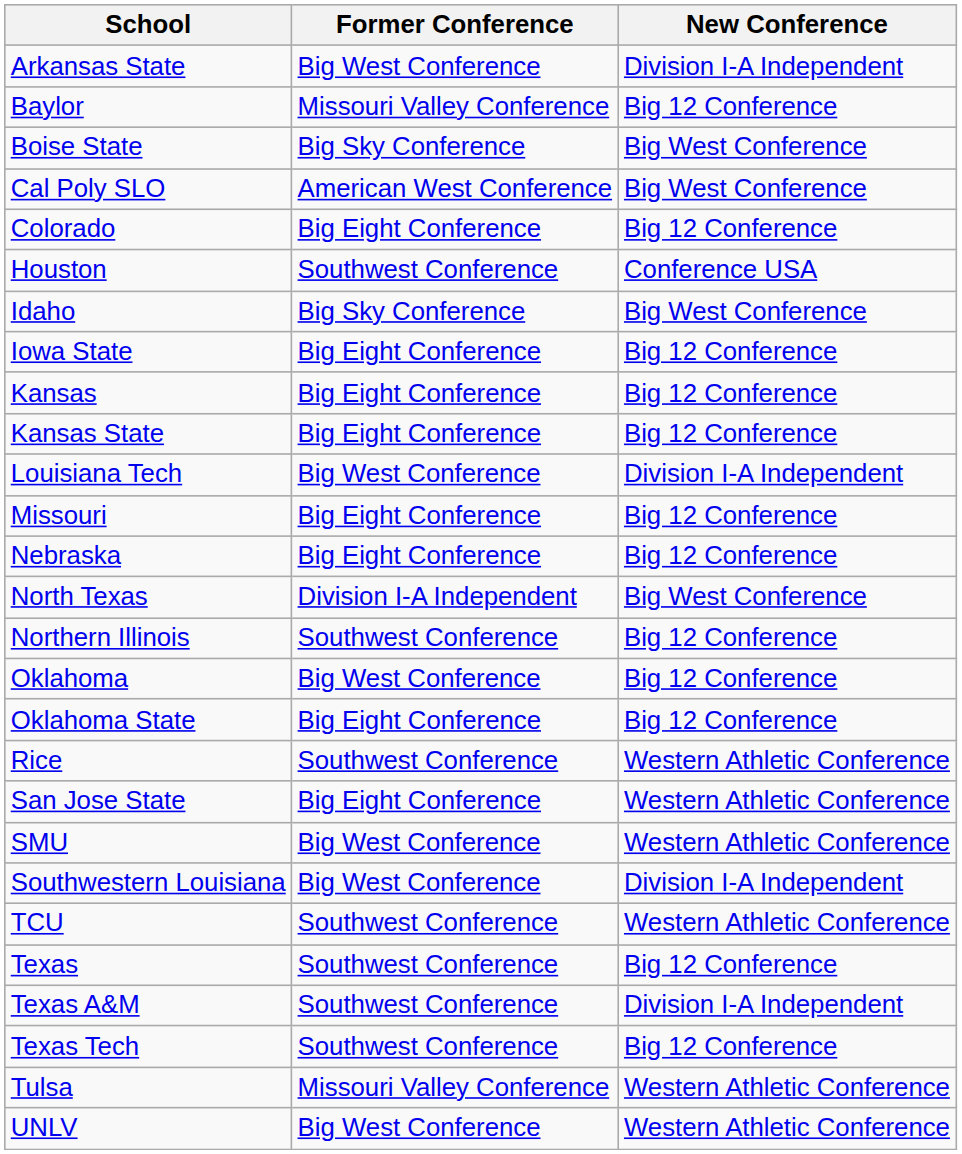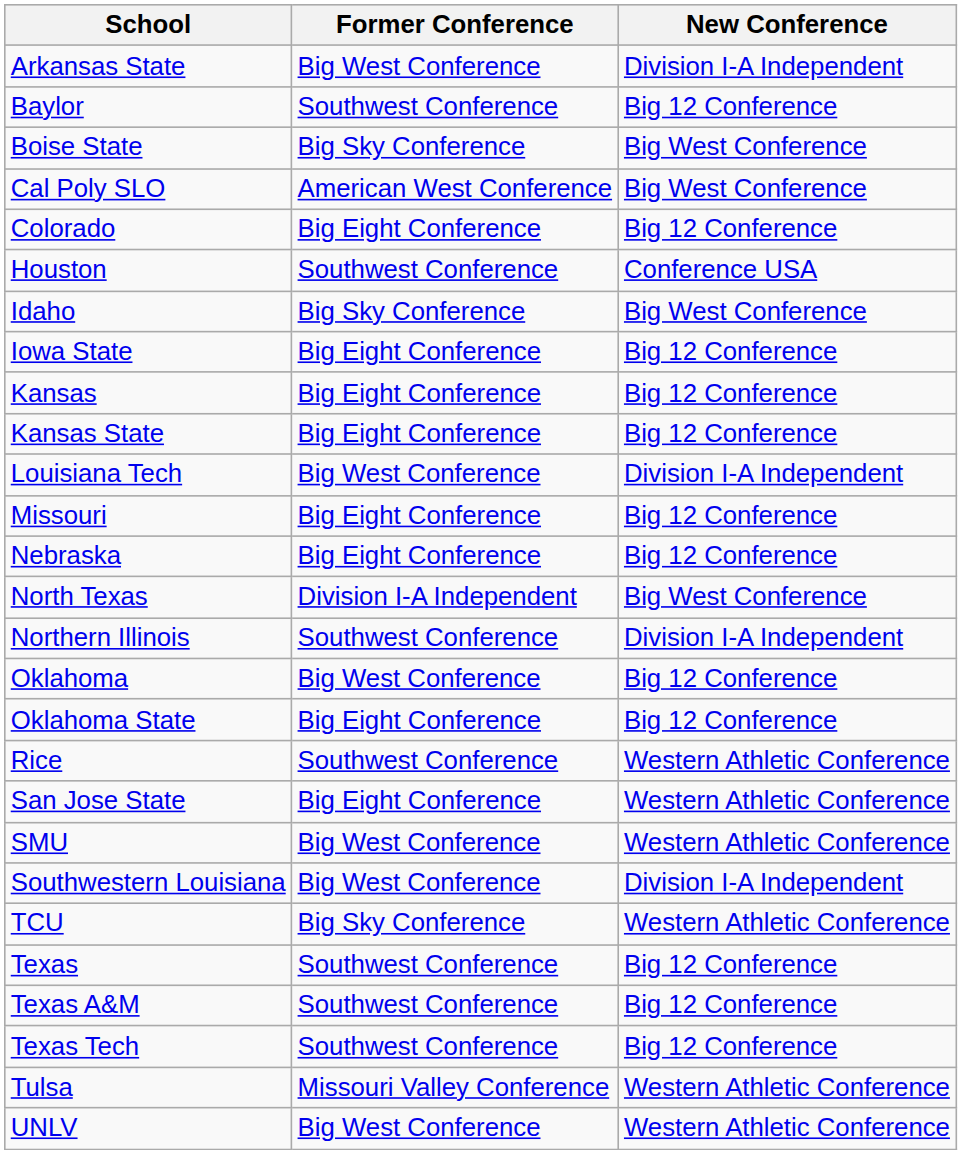(453, 106) Missouri Valley Conference -> (428, 106) Southwest Conference
(731, 637) Big 12 Conference -> (764, 637) Division I-A Independent
(428, 923) Southwest Conference -> (411, 923) Big Sky Conference
(764, 1005) Division I-A Independent -> (731, 1005) Big 12 Conference
